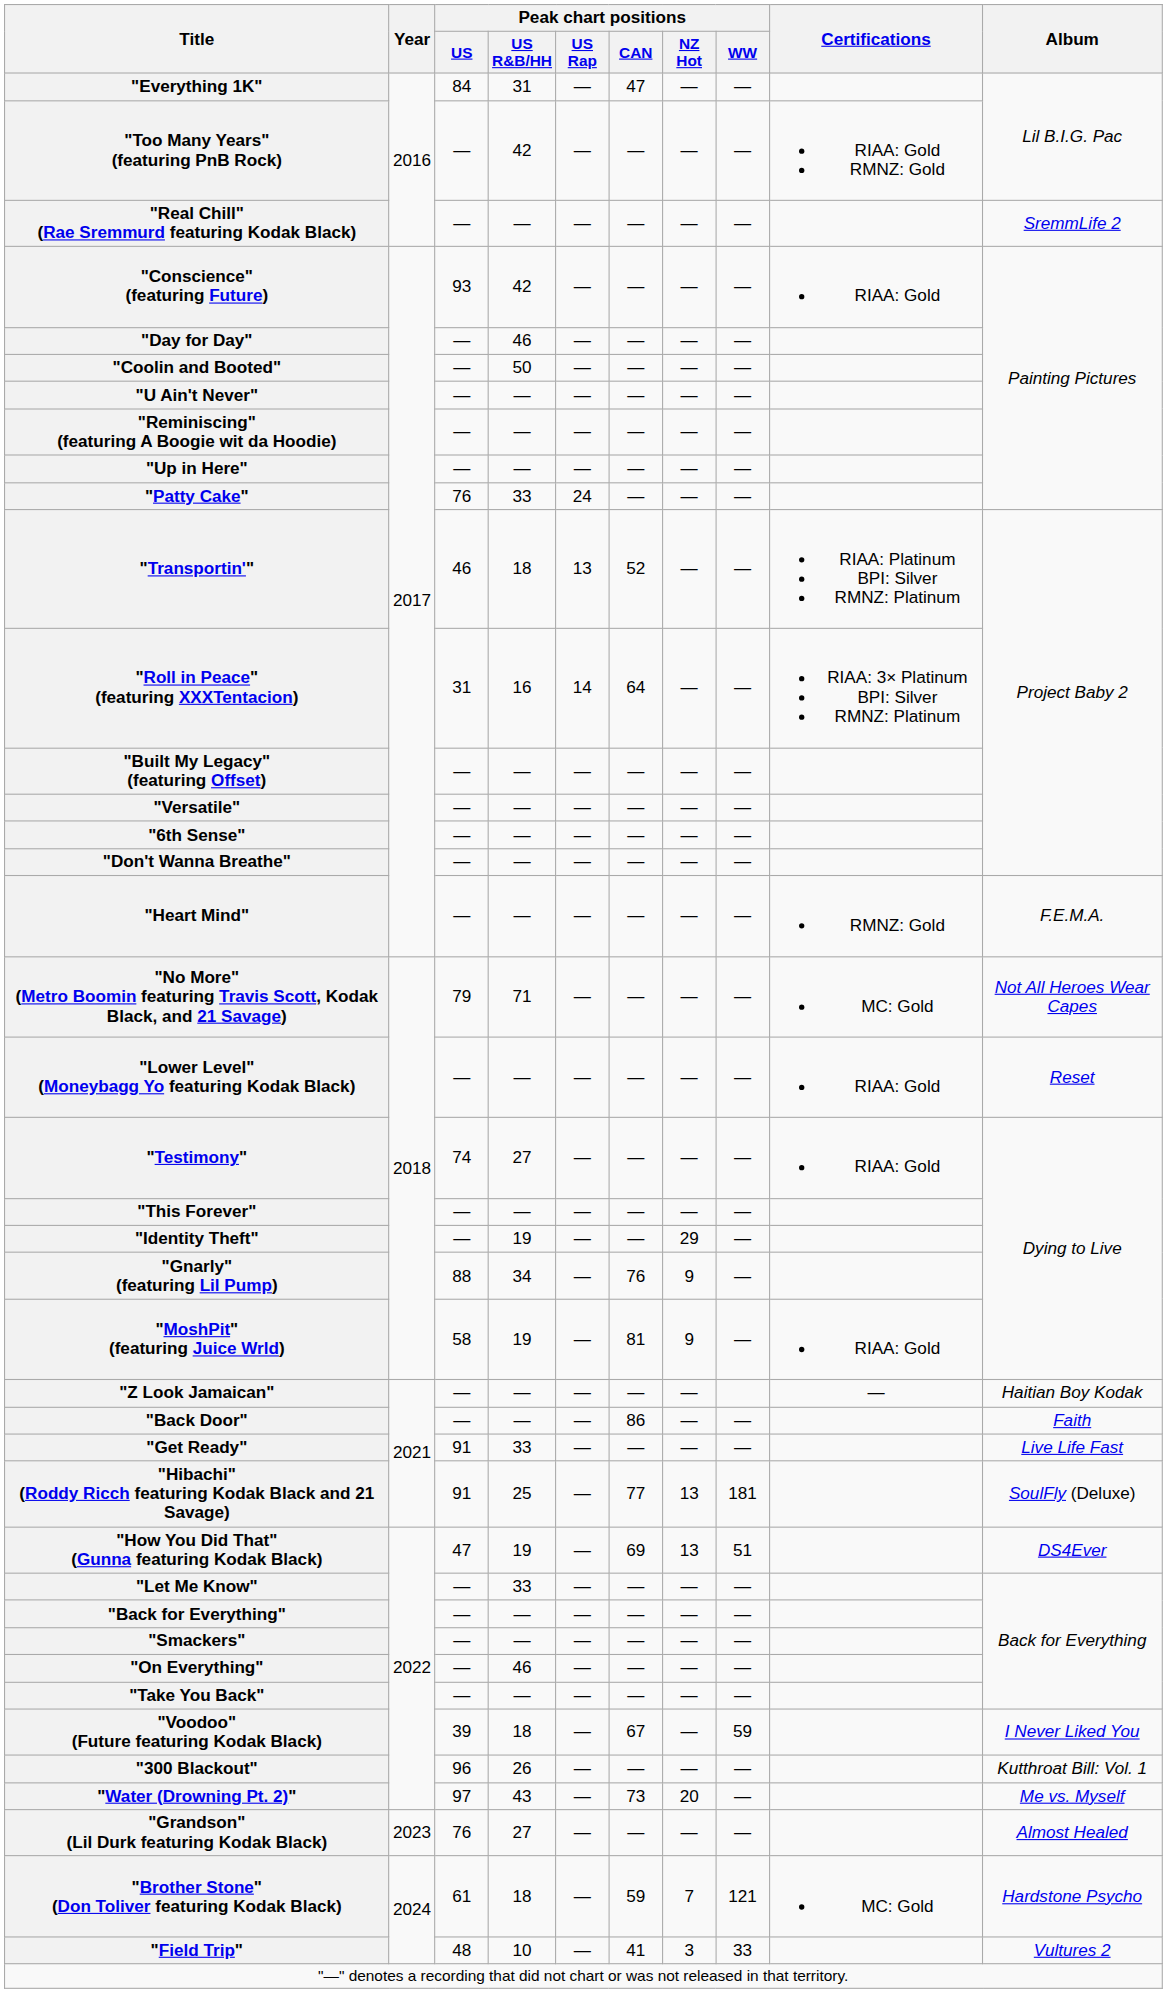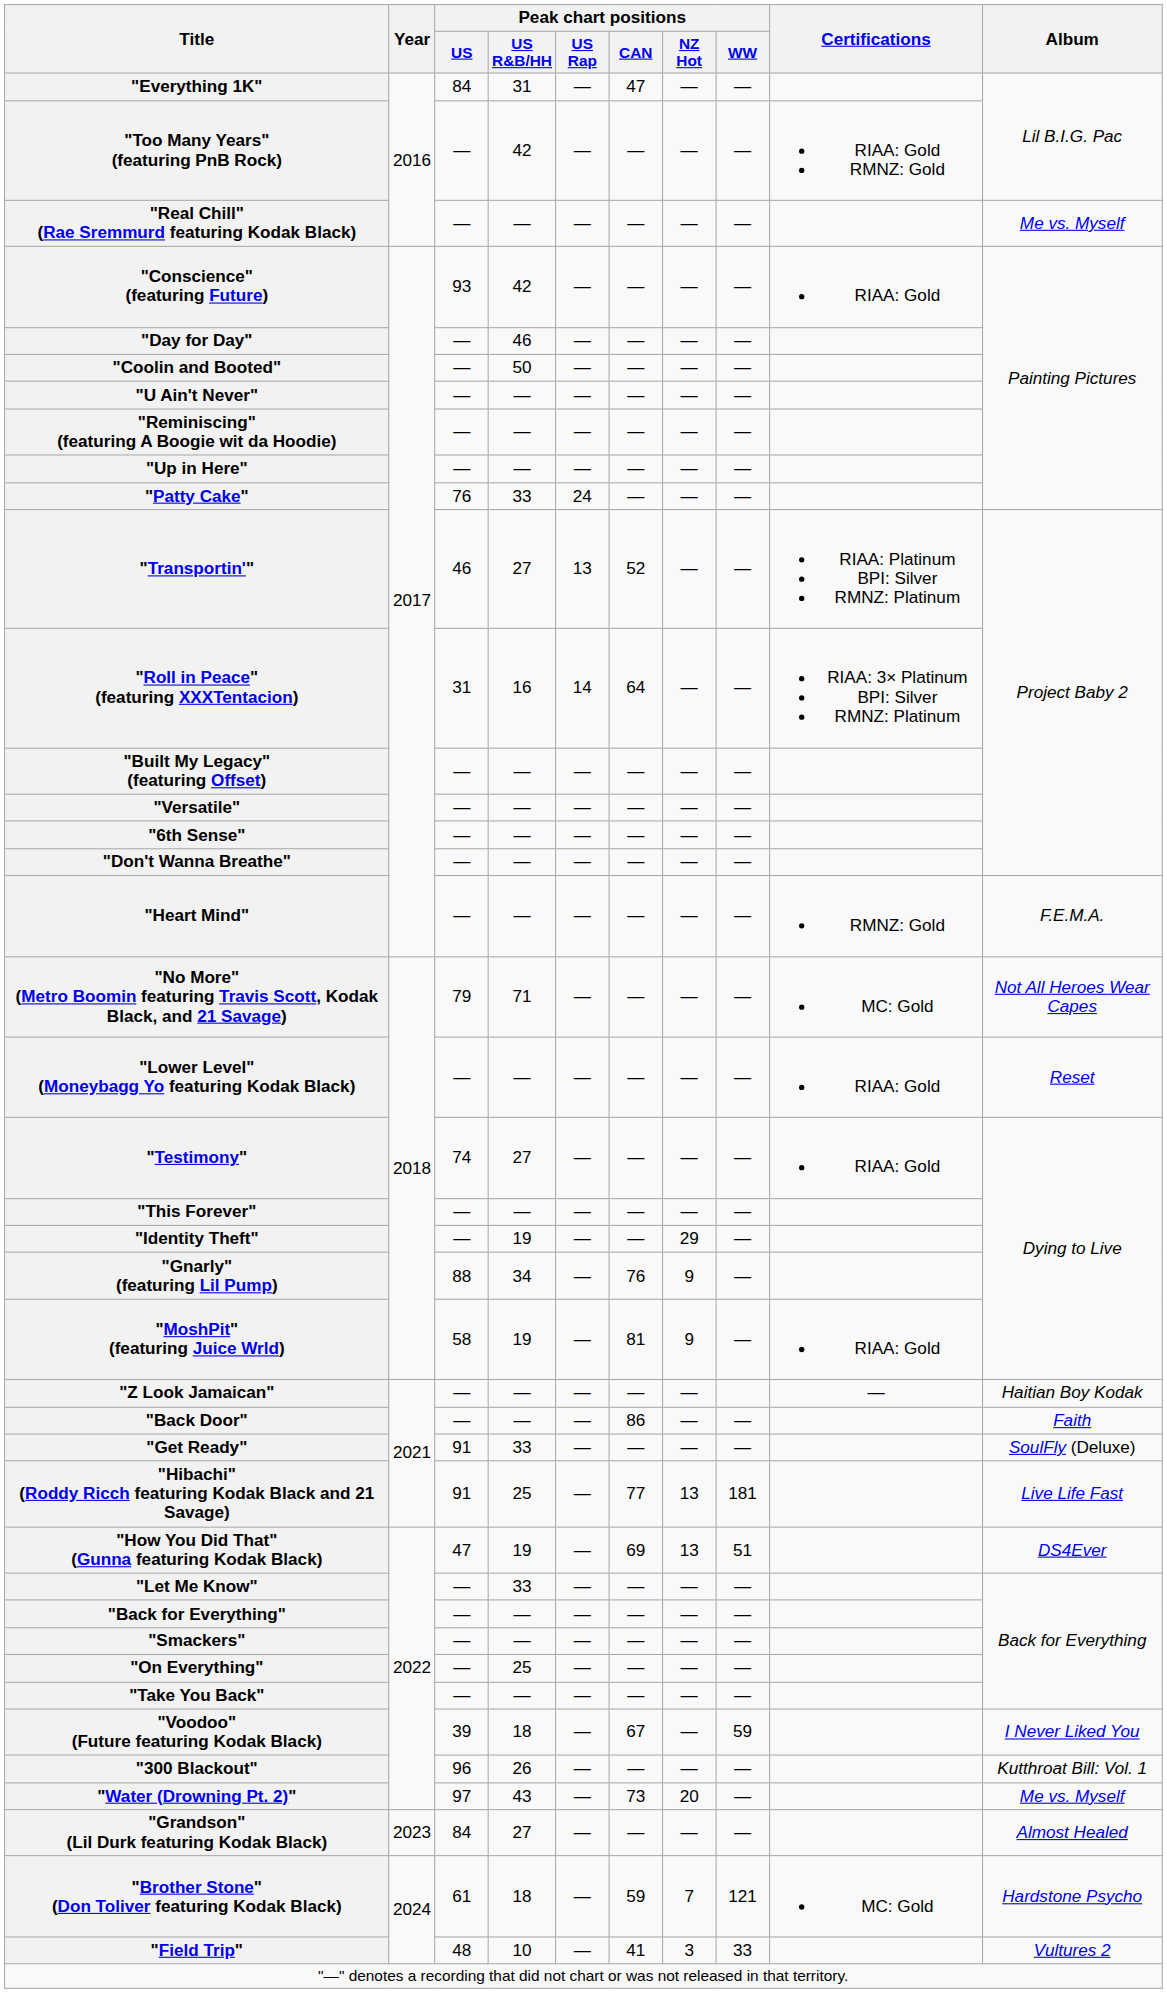(1072, 223) SremmLife 2 -> (1072, 223) Me vs. Myself
(522, 568) 18 -> (522, 568) 27
(1072, 1447) Live Life Fast -> (1072, 1447) SoulFly (Deluxe)
(1072, 1493) SoulFly (Deluxe) -> (1072, 1493) Live Life Fast
(522, 1668) 46 -> (522, 1668) 25
(462, 1832) 76 -> (462, 1832) 84
